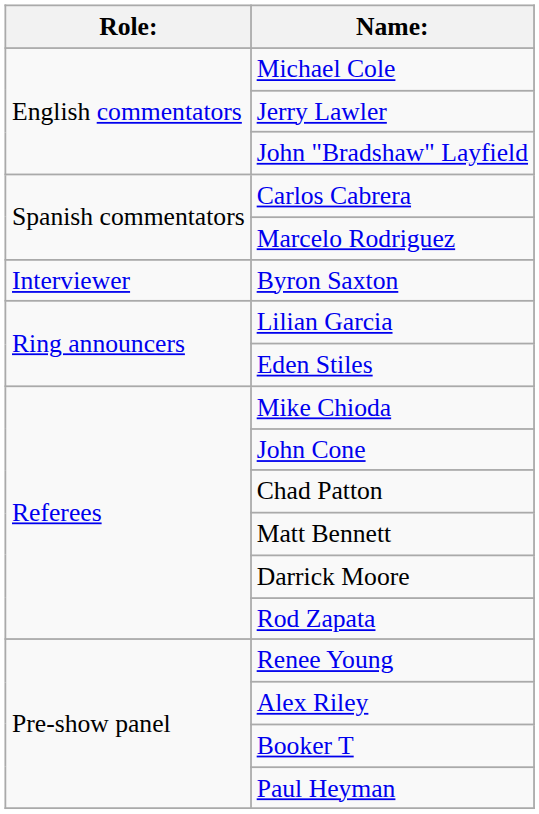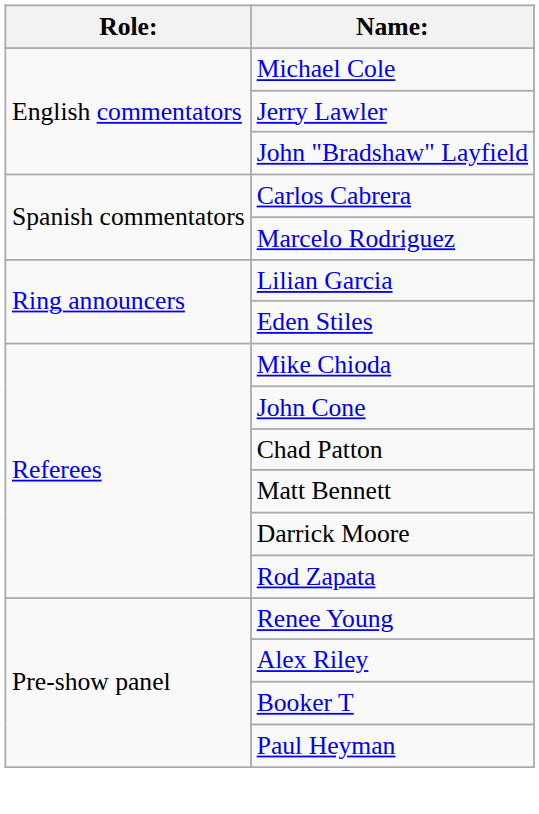- row: (327, 280)
